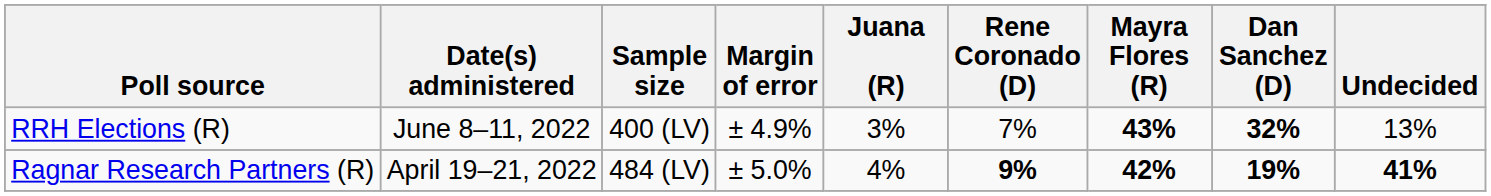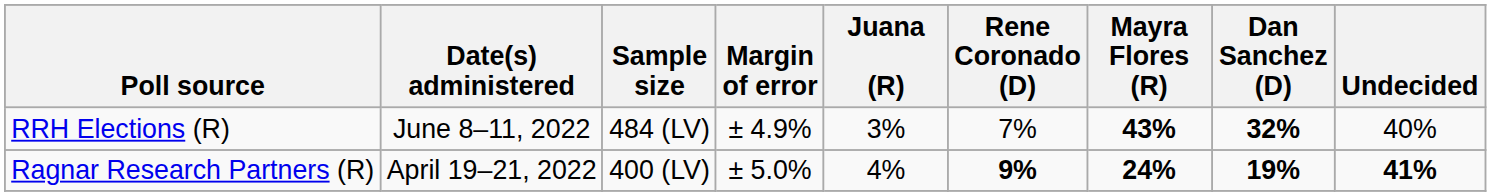(660, 128) 400 (LV) -> (660, 128) 484 (LV)
(1410, 128) 13% -> (1410, 128) 40%
(660, 171) 484 (LV) -> (660, 171) 400 (LV)
(1149, 171) 42% -> (1149, 171) 24%
